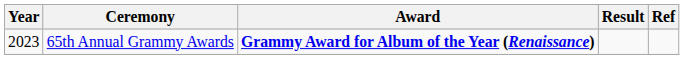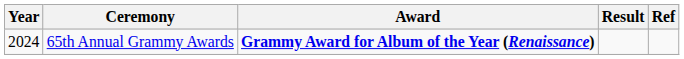(24, 41) 2023 -> (24, 41) 2024
